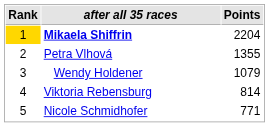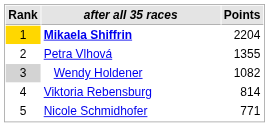(23, 73) no background -> (23, 73) lightgrey background
(247, 73) 1079 -> (247, 73) 1082
